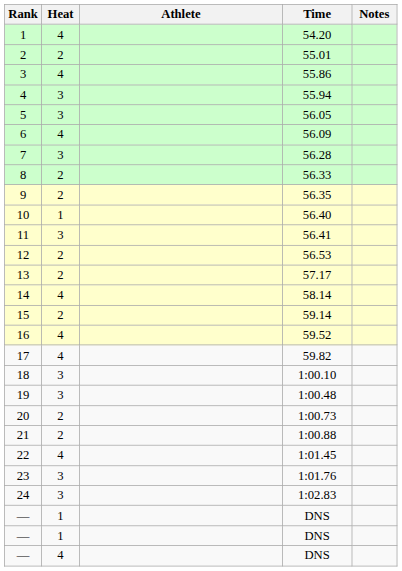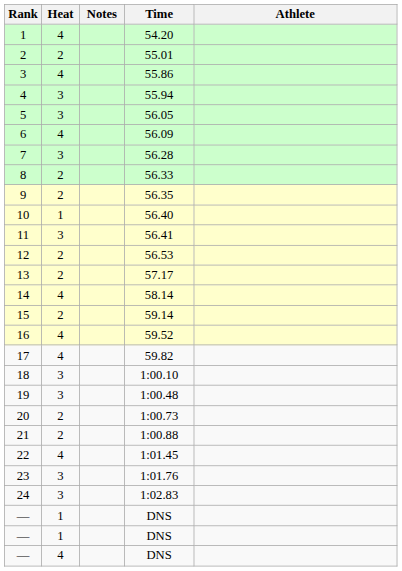columns swapped: (181, 14) <-> (374, 14)
